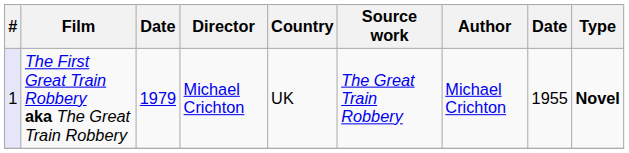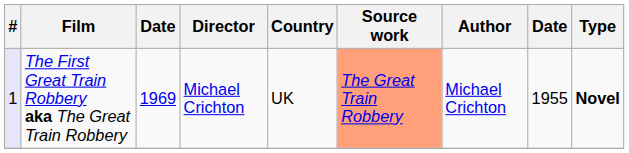(158, 98) 1979 -> (158, 98) 1969
(378, 98) no background -> (378, 98) lightsalmon background
